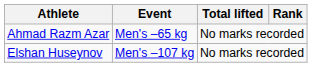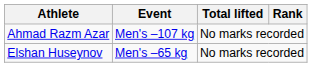(151, 34) Men's –65 kg -> (155, 34) Men's –107 kg
(155, 53) Men's –107 kg -> (151, 53) Men's –65 kg
